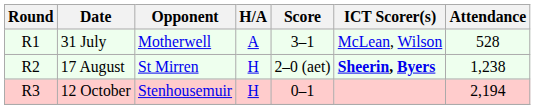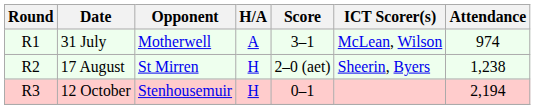(488, 41) 528 -> (488, 41) 974
(387, 66) bold -> (384, 66) normal
